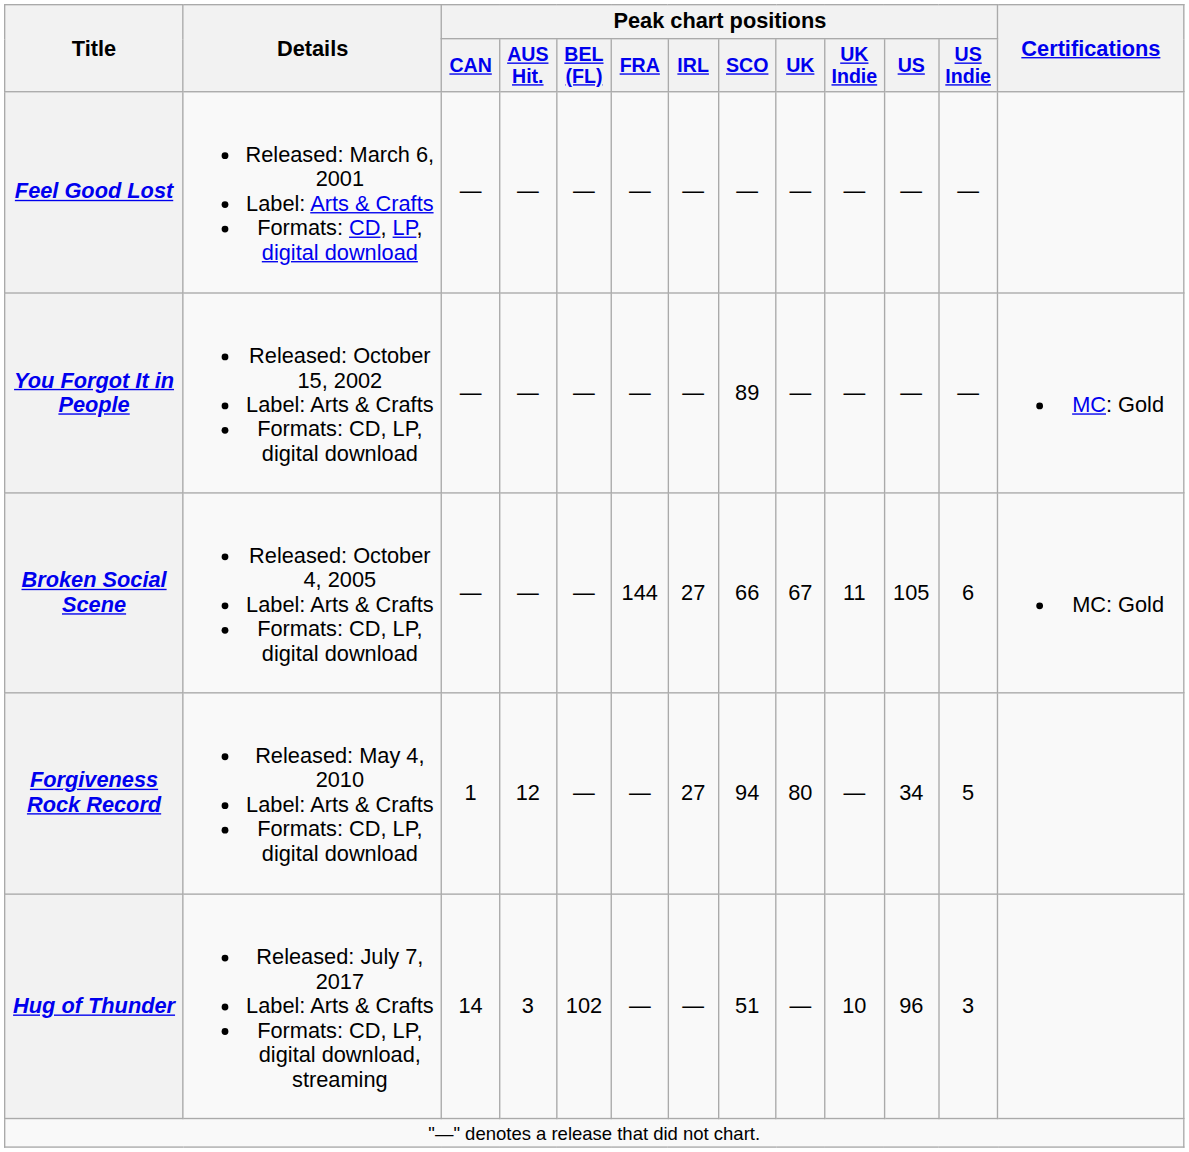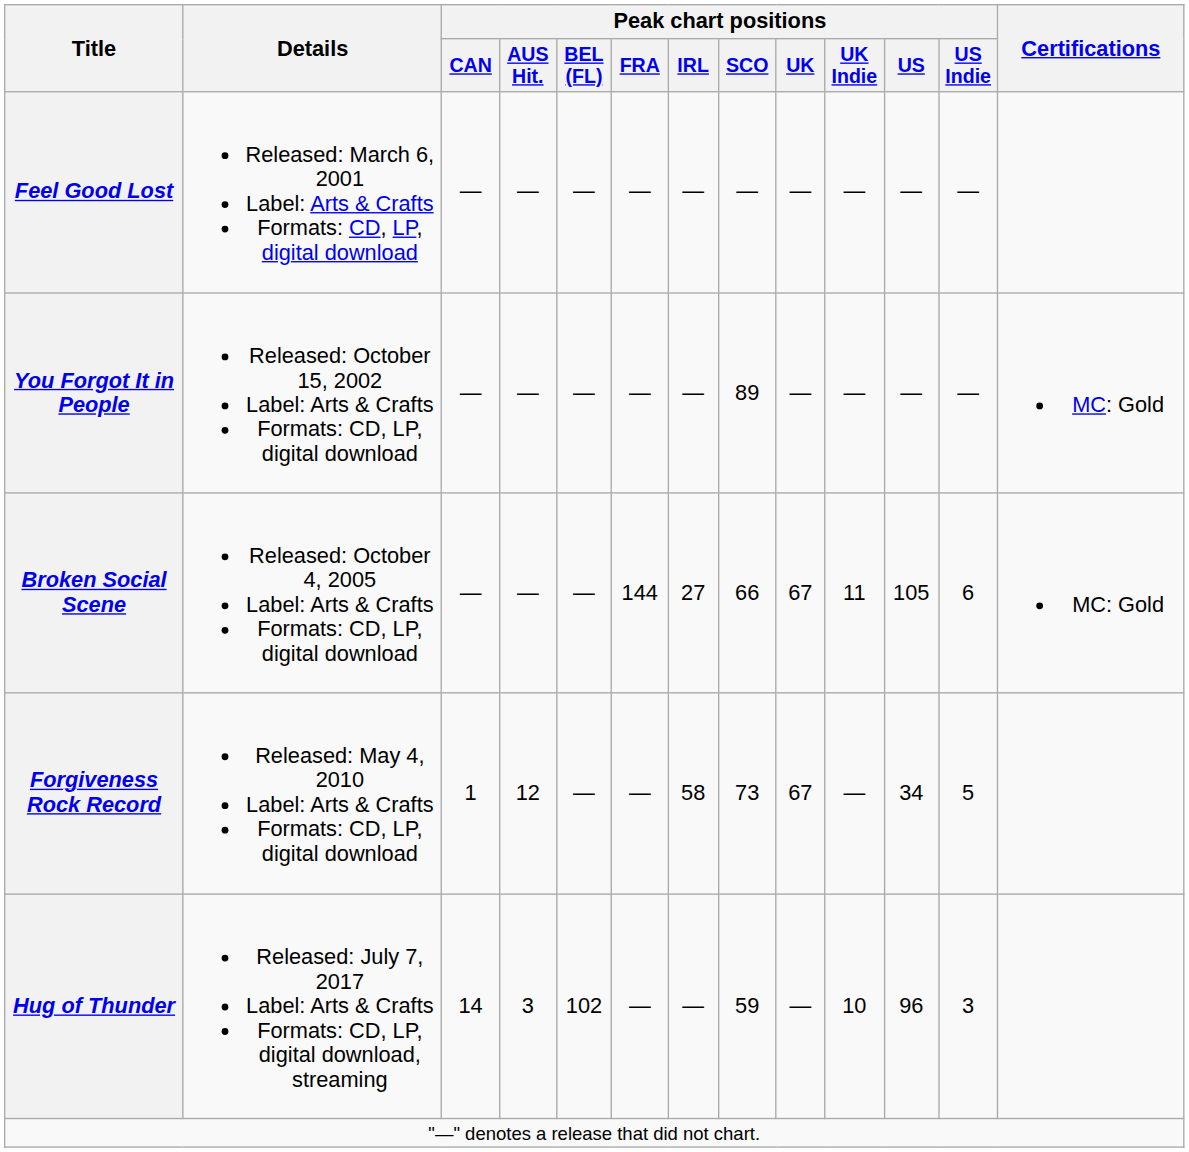(693, 793) 27 -> (693, 793) 58
(747, 793) 94 -> (747, 793) 73
(800, 793) 80 -> (800, 793) 67
(747, 1005) 51 -> (747, 1005) 59
